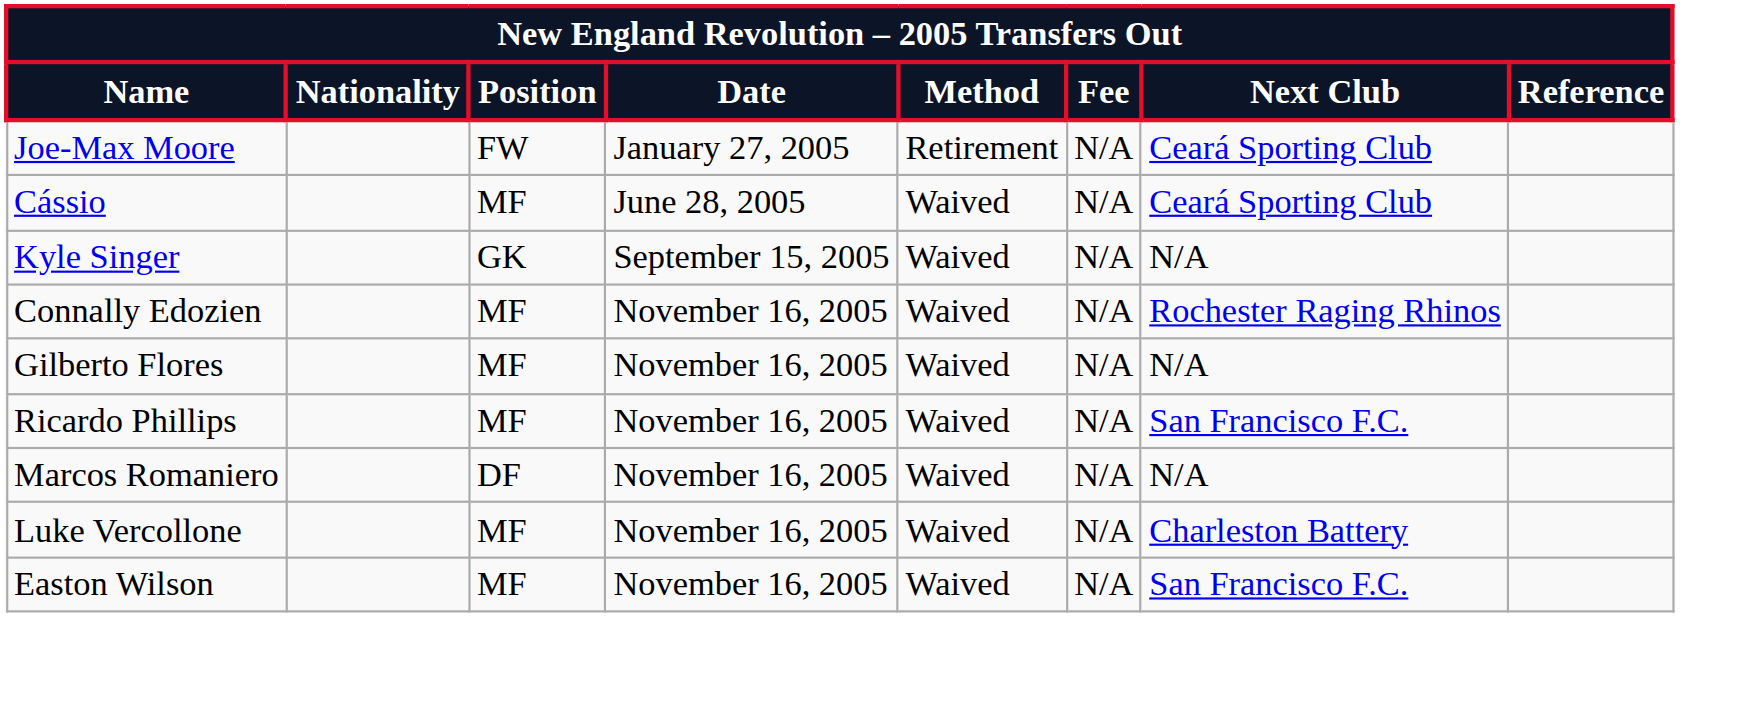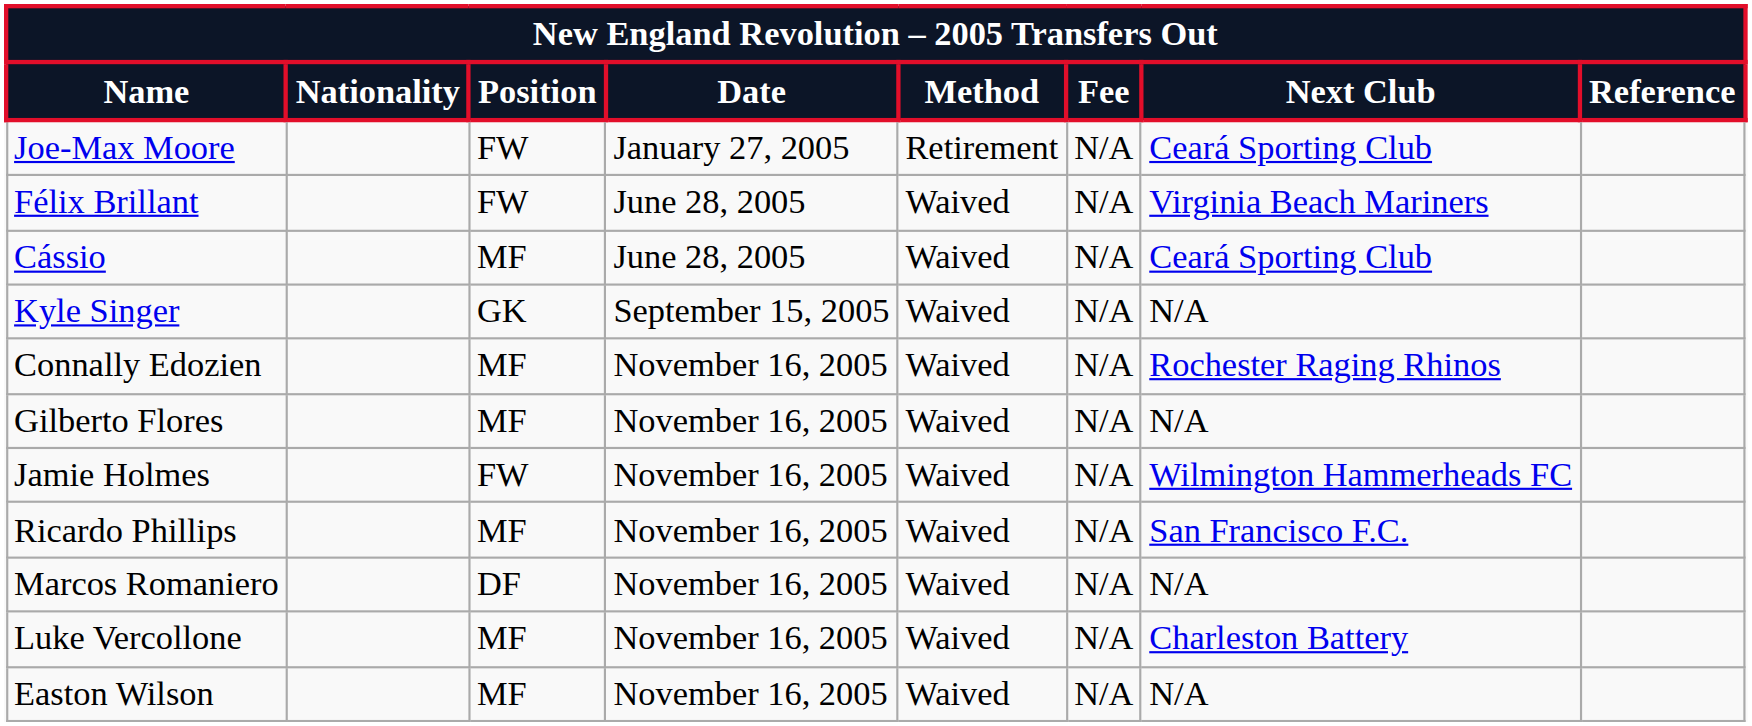+ row: (106, 201)
+ row: (112, 474)
(1279, 583) San Francisco F.C. -> (1179, 692) N/A
